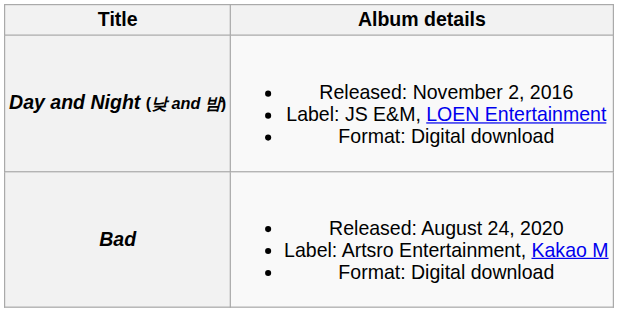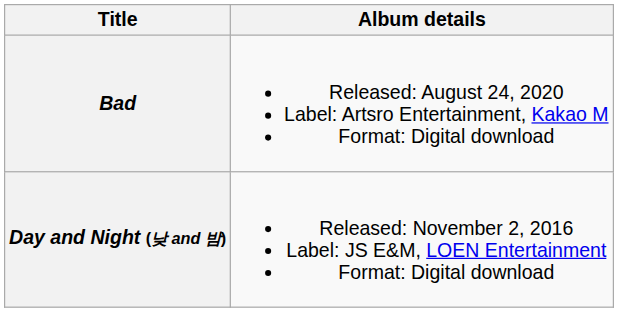rows swapped: (118, 102) <-> (118, 239)
